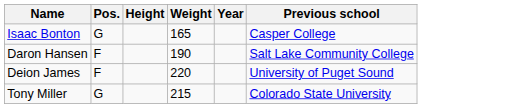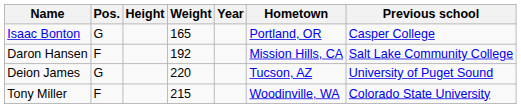+ column: (296, 14)
(181, 53) 190 -> (181, 53) 192
(97, 73) F -> (98, 73) G
(98, 93) G -> (97, 93) F
